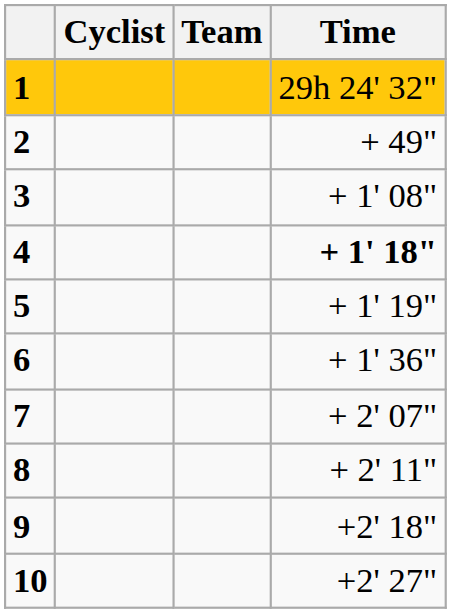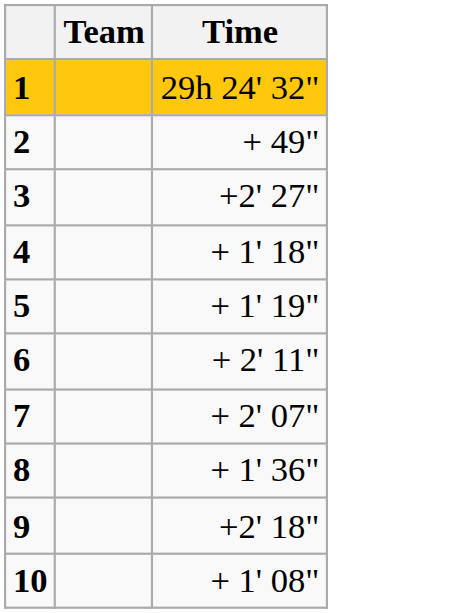- column: (114, 31)
(383, 196) + 1' 08" -> (269, 196) +2' 27"
(378, 251) bold -> (265, 251) normal
(383, 360) + 1' 36" -> (266, 360) + 2' 11"
(383, 470) + 2' 11" -> (265, 470) + 1' 36"
(387, 580) +2' 27" -> (265, 580) + 1' 08"
